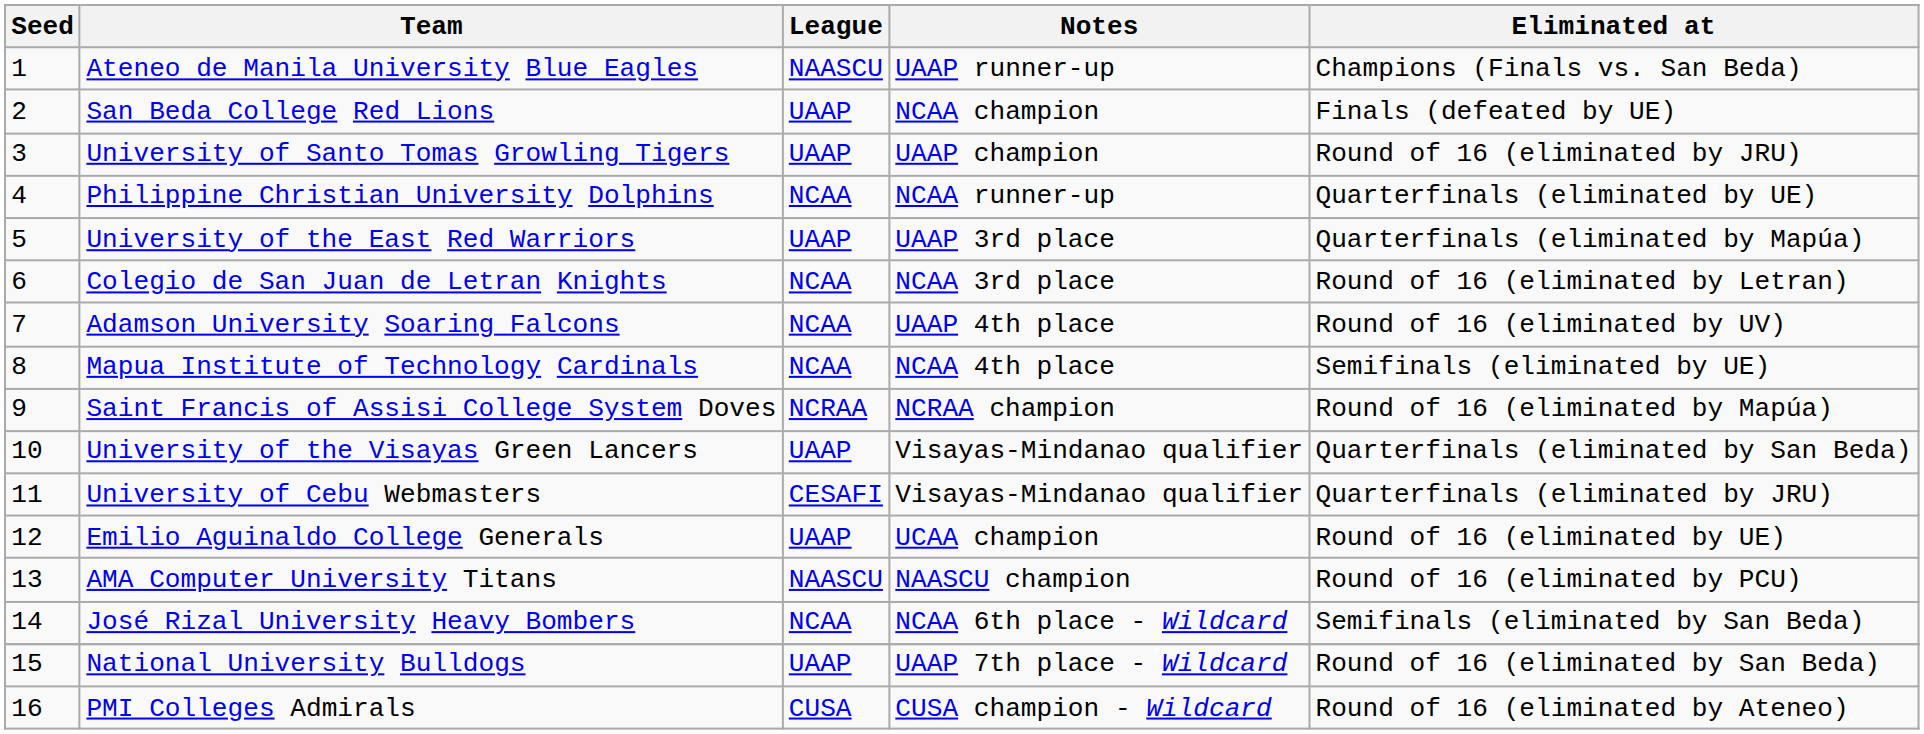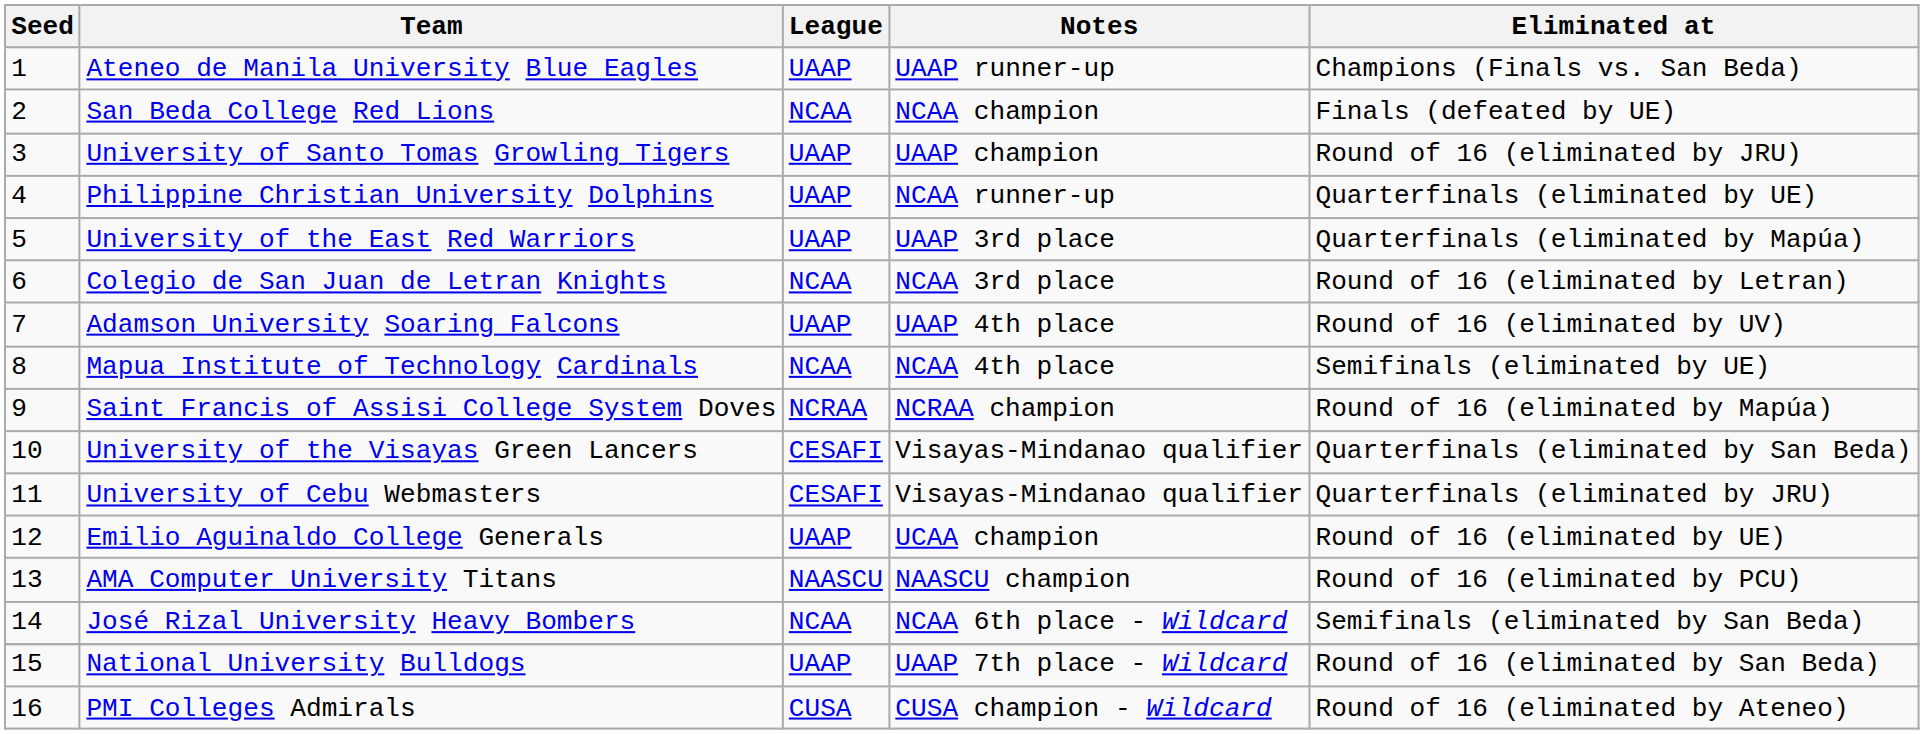(836, 69) NAASCU -> (820, 69) UAAP
(820, 111) UAAP -> (820, 111) NCAA
(820, 197) NCAA -> (820, 197) UAAP
(820, 324) NCAA -> (820, 324) UAAP
(820, 452) UAAP -> (836, 452) CESAFI
